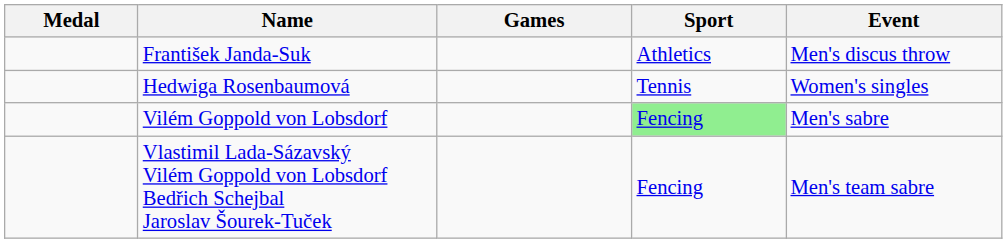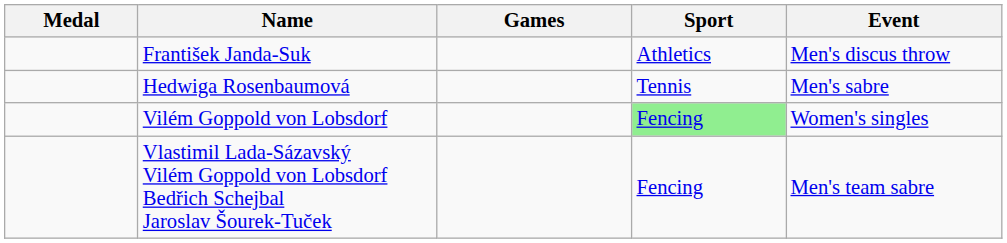(859, 86) Women's singles -> (840, 86) Men's sabre
(840, 119) Men's sabre -> (859, 119) Women's singles
